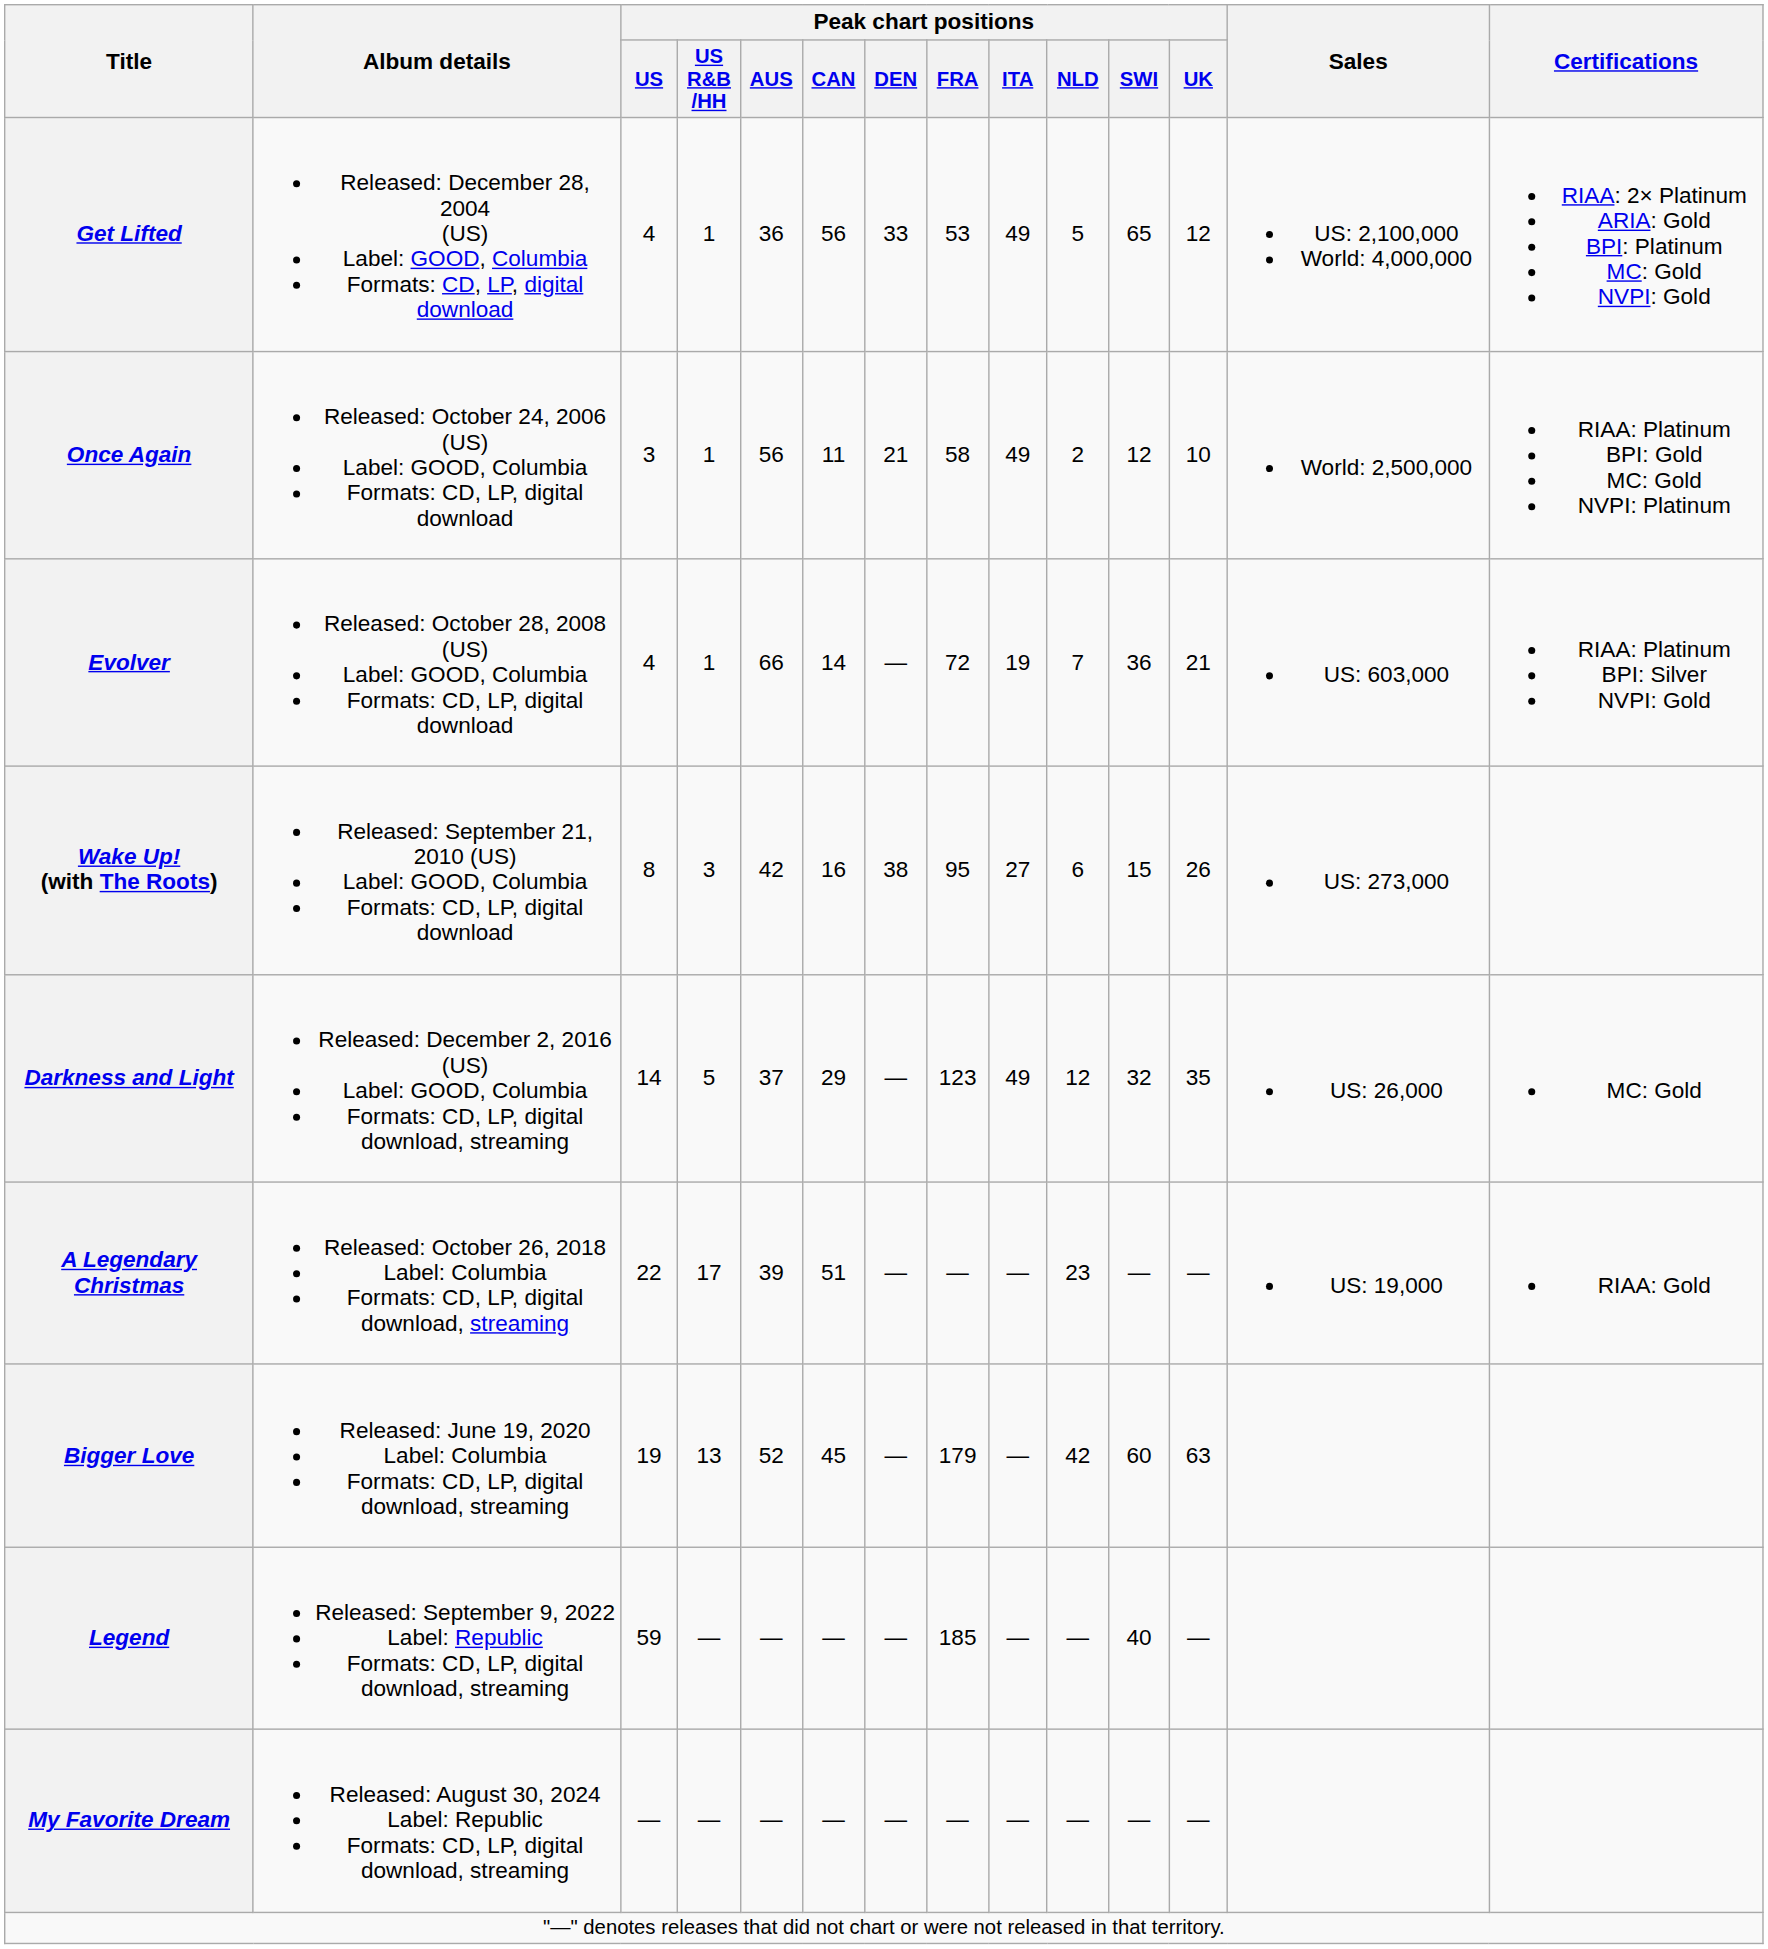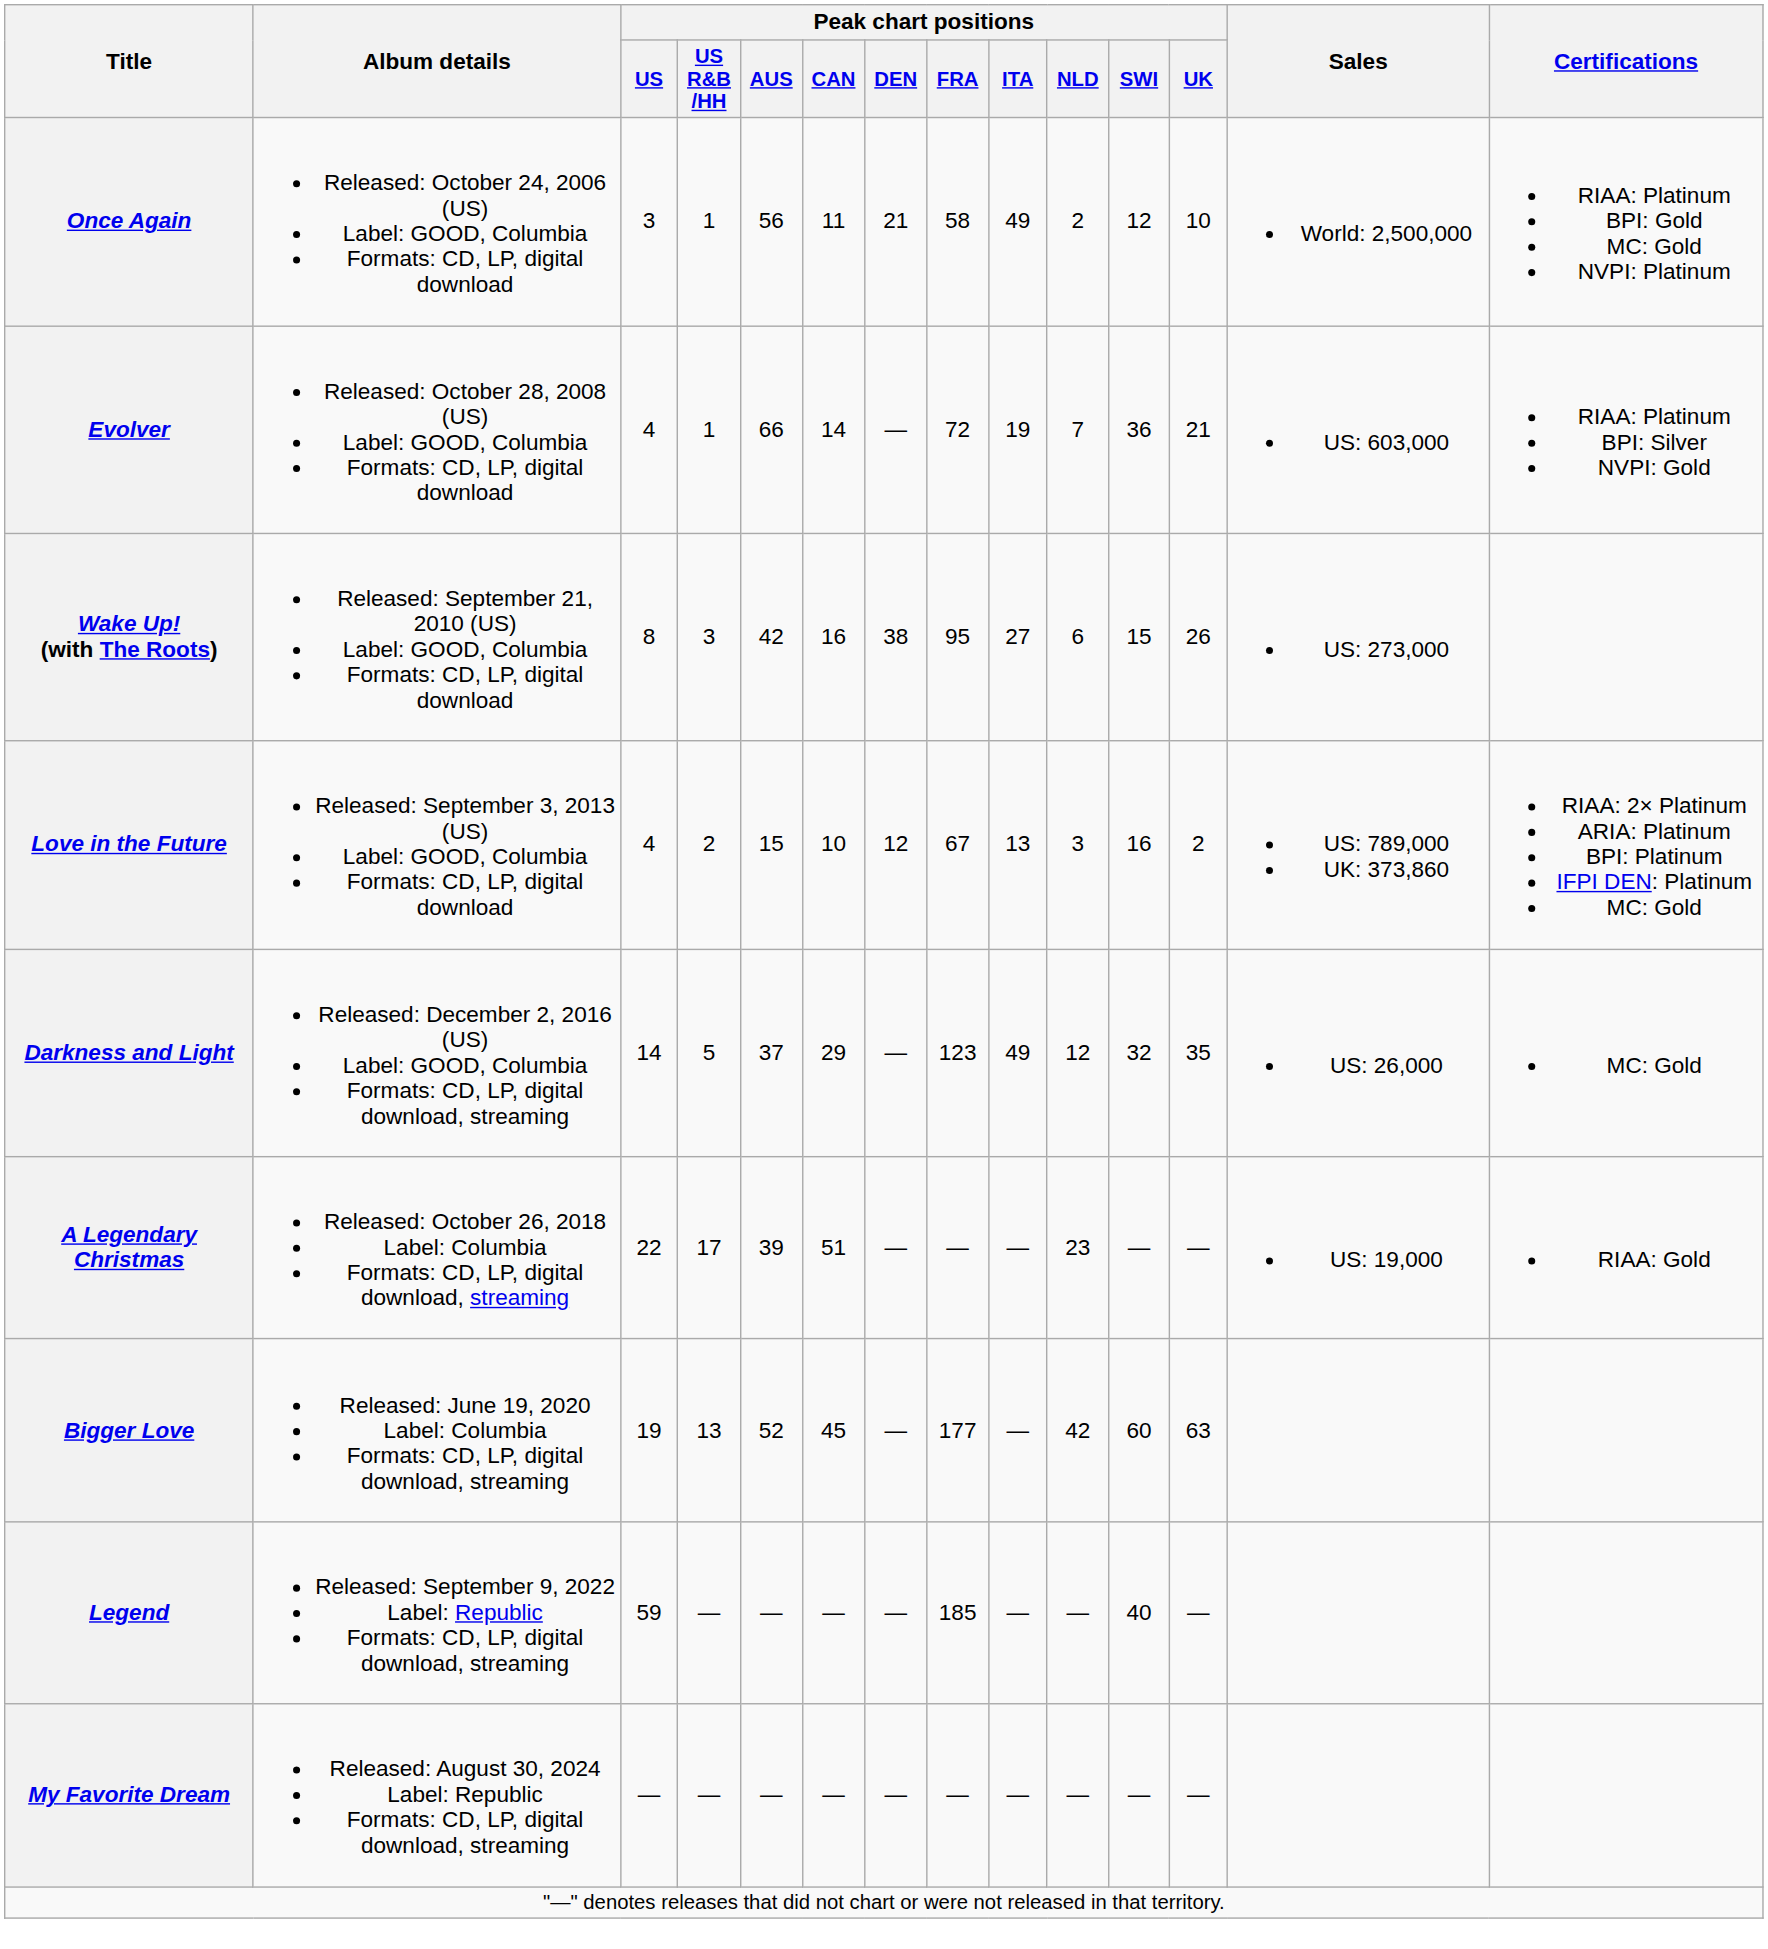- row: (129, 234)
+ row: (129, 844)
(958, 1455) 179 -> (958, 1430) 177
